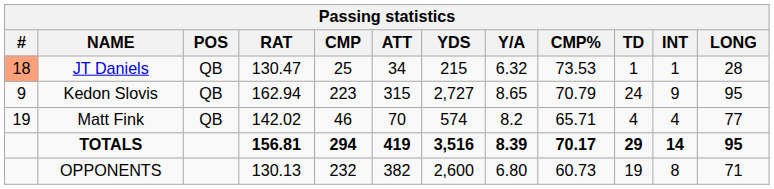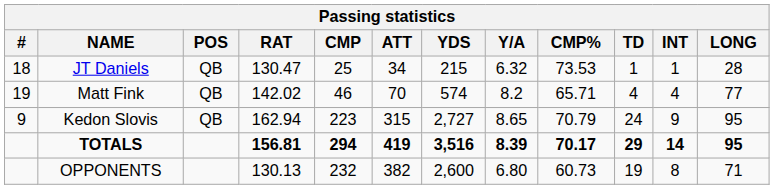(21, 68) lightsalmon background -> (21, 68) no background
rows swapped: (111, 94) <-> (111, 119)
